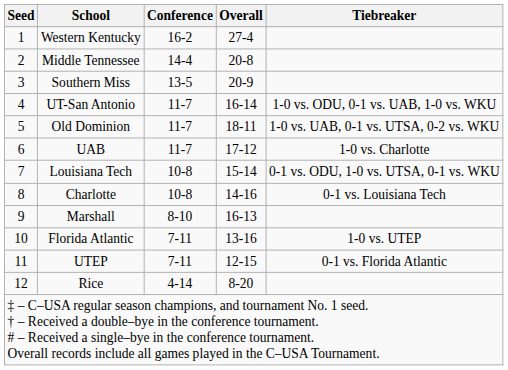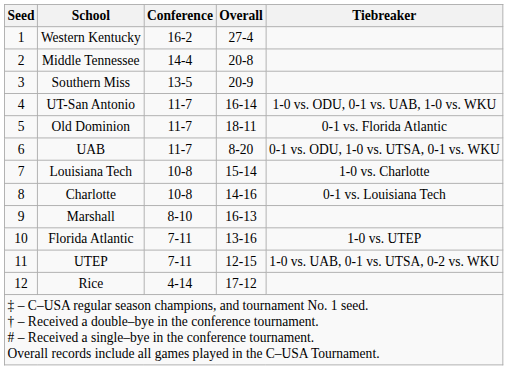(384, 127) 1-0 vs. UAB, 0-1 vs. UTSA, 0-2 vs. WKU -> (384, 127) 0-1 vs. Florida Atlantic
(241, 149) 17-12 -> (241, 149) 8-20
(384, 149) 1-0 vs. Charlotte -> (384, 149) 0-1 vs. ODU, 1-0 vs. UTSA, 0-1 vs. WKU
(384, 171) 0-1 vs. ODU, 1-0 vs. UTSA, 0-1 vs. WKU -> (384, 171) 1-0 vs. Charlotte
(384, 261) 0-1 vs. Florida Atlantic -> (384, 261) 1-0 vs. UAB, 0-1 vs. UTSA, 0-2 vs. WKU
(241, 283) 8-20 -> (241, 283) 17-12
